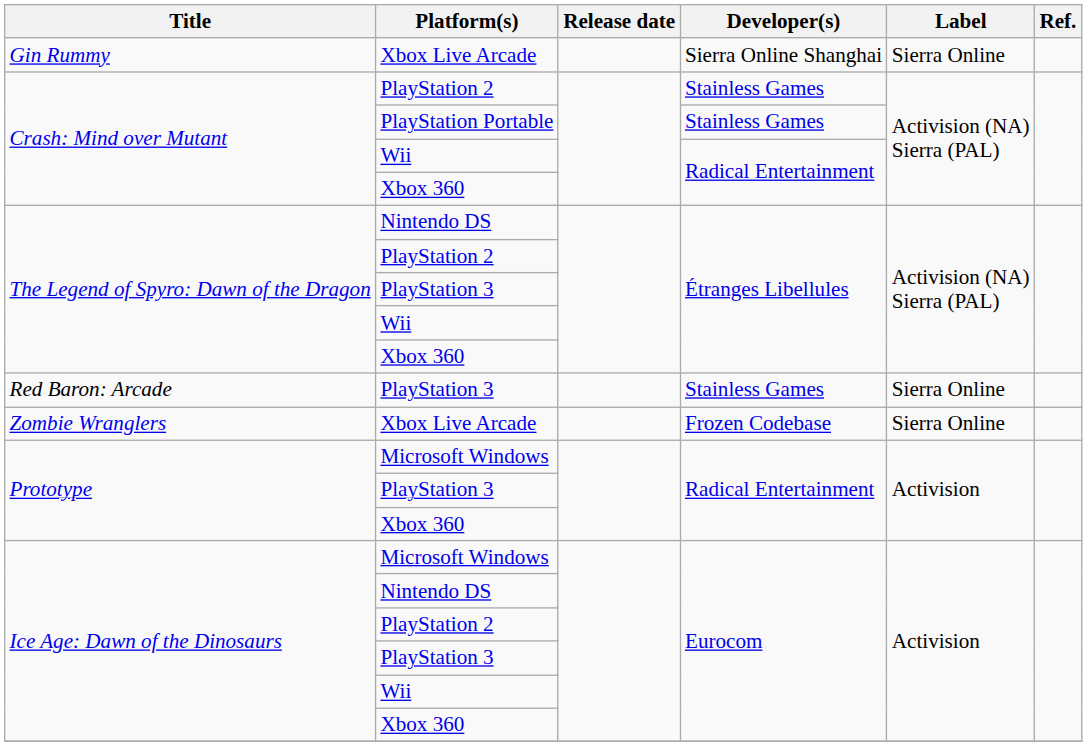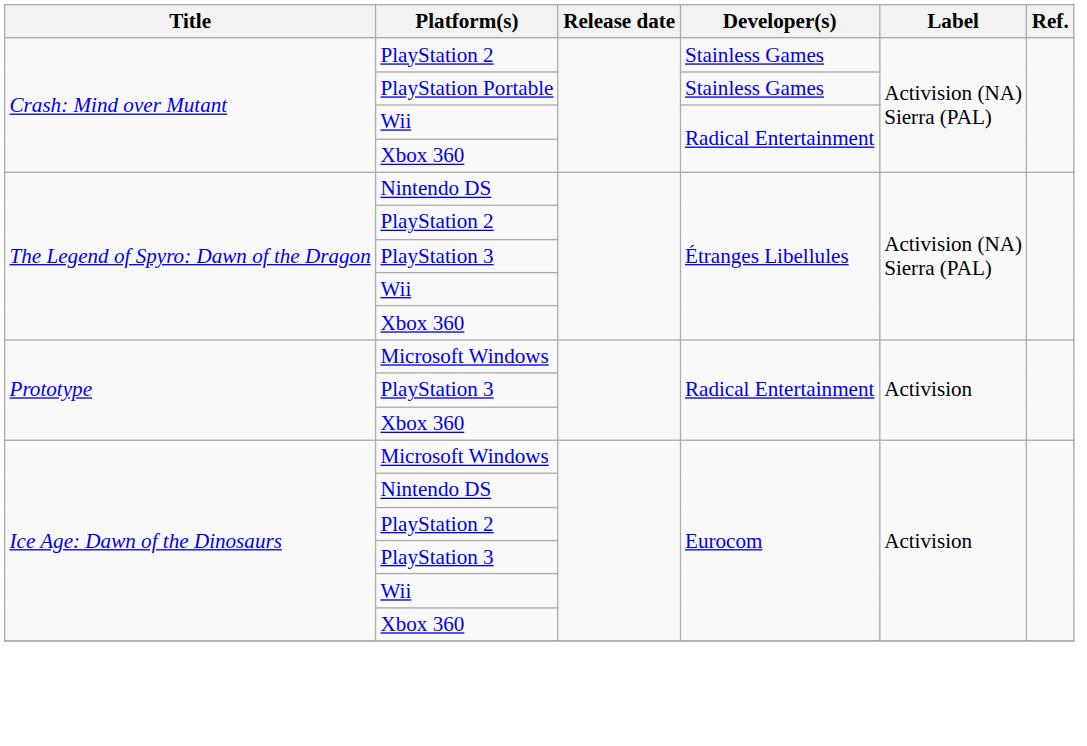- row: (60, 54)
- row: (91, 389)
- row: (88, 423)
